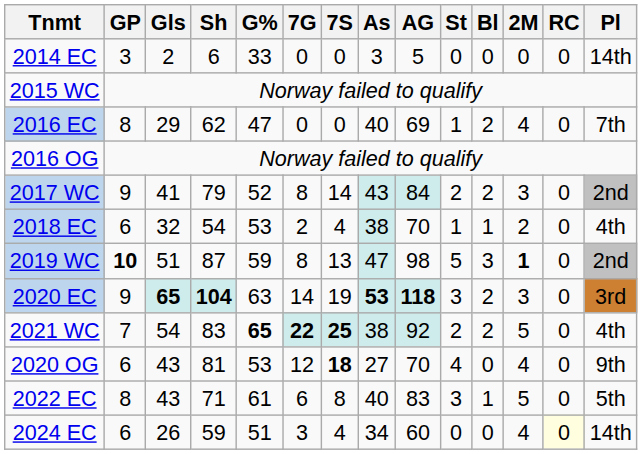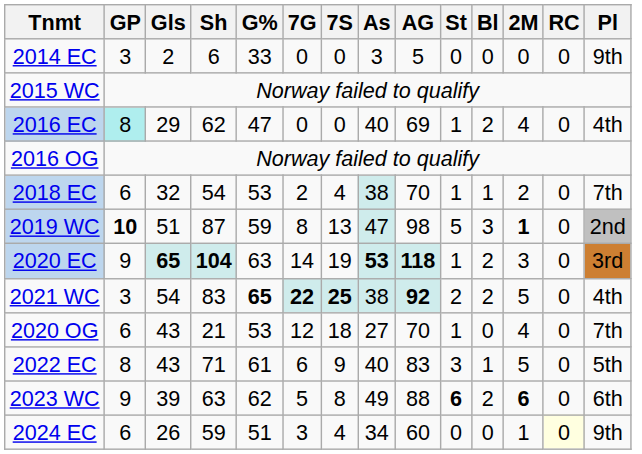(611, 56) 14th -> (608, 56) 9th
(125, 124) no background -> (125, 124) paleturquoise background
(611, 124) 7th -> (608, 124) 4th
- row: (55, 193)
(611, 227) 4th -> (608, 193) 7th
(456, 295) 3 -> (456, 261) 1
(125, 330) 7 -> (125, 295) 3
(418, 330) normal -> (418, 295) bold
(214, 364) 81 -> (214, 330) 21
(340, 364) bold -> (340, 330) normal
(456, 364) 4 -> (456, 330) 1
(611, 364) 9th -> (608, 330) 7th
(340, 398) 8 -> (340, 364) 9
+ row: (55, 398)
(524, 432) 4 -> (524, 432) 1
(611, 432) 14th -> (608, 432) 9th
